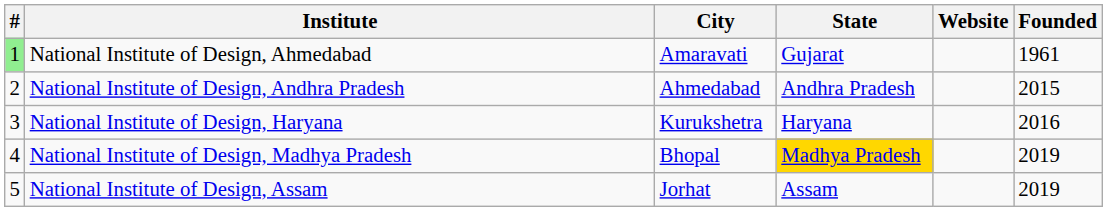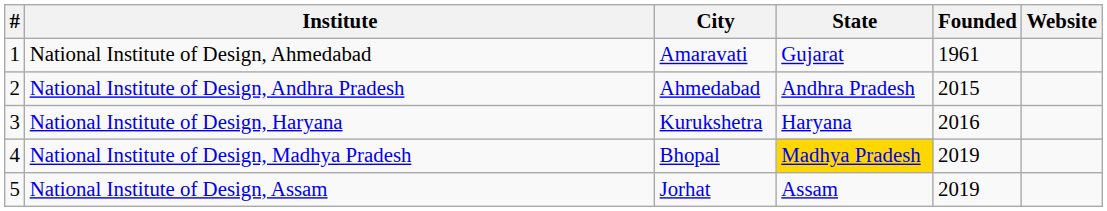columns swapped: (1058, 21) <-> (973, 21)
(15, 54) lightgreen background -> (15, 54) no background
